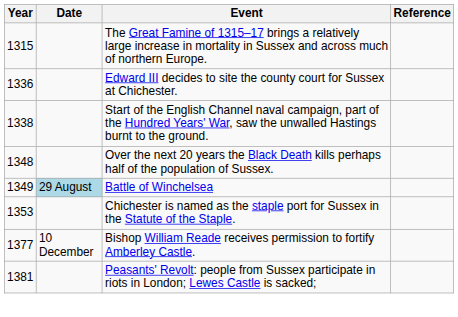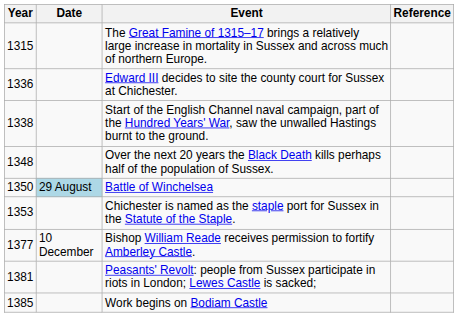(20, 187) 1349 -> (20, 187) 1350
+ row: (186, 302)
